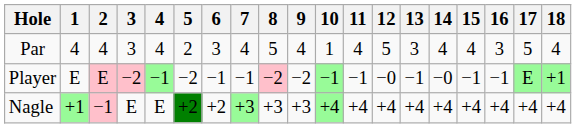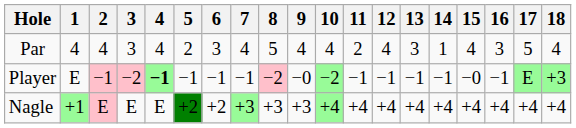(330, 48) 1 -> (330, 48) 4
(358, 48) 4 -> (358, 48) 2
(386, 48) 5 -> (386, 48) 4
(443, 48) 4 -> (443, 48) 1
(103, 78) E -> (103, 78) −1
(160, 78) normal -> (160, 78) bold
(188, 78) −2 -> (188, 78) −1
(301, 78) −2 -> (301, 78) −0
(330, 78) −1 -> (330, 78) −2
(386, 78) −0 -> (386, 78) −1
(443, 78) −0 -> (443, 78) −1
(471, 78) −1 -> (471, 78) −0
(556, 78) +1 -> (556, 78) +3
(103, 107) −1 -> (103, 107) E
